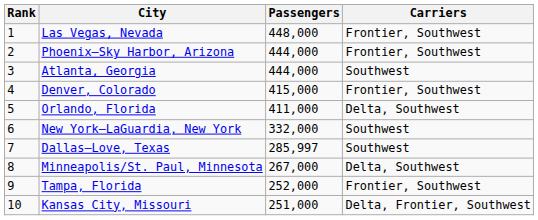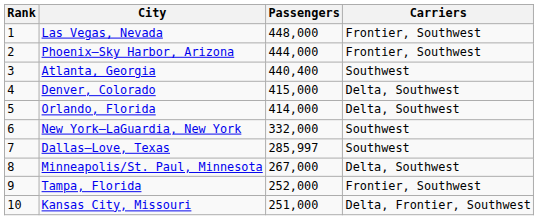(293, 72) 444,000 -> (293, 72) 440,400
(413, 91) Frontier, Southwest -> (403, 91) Delta, Southwest
(293, 110) 411,000 -> (293, 110) 414,000
